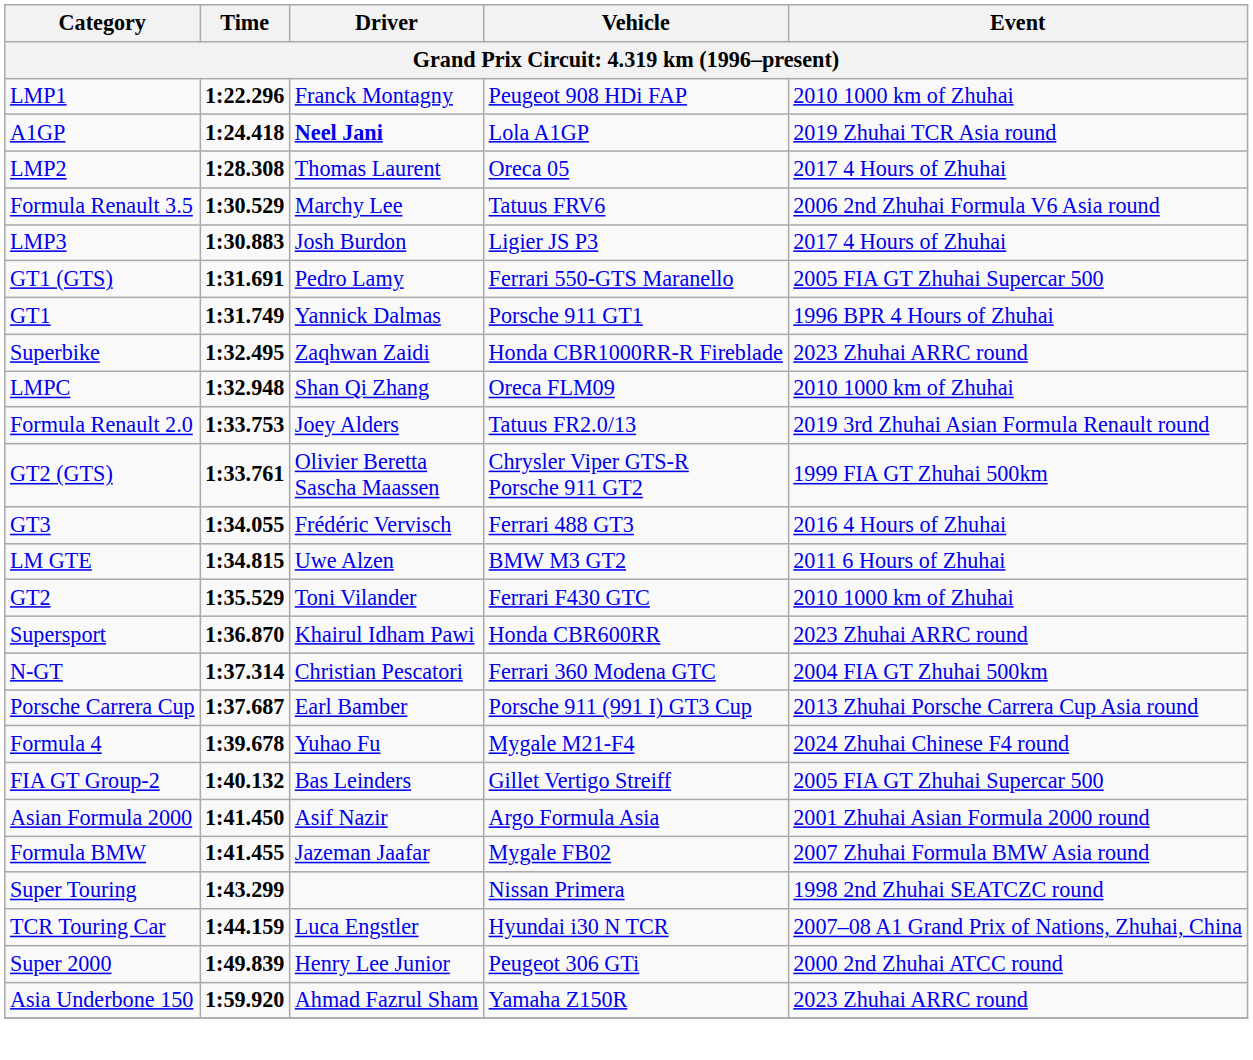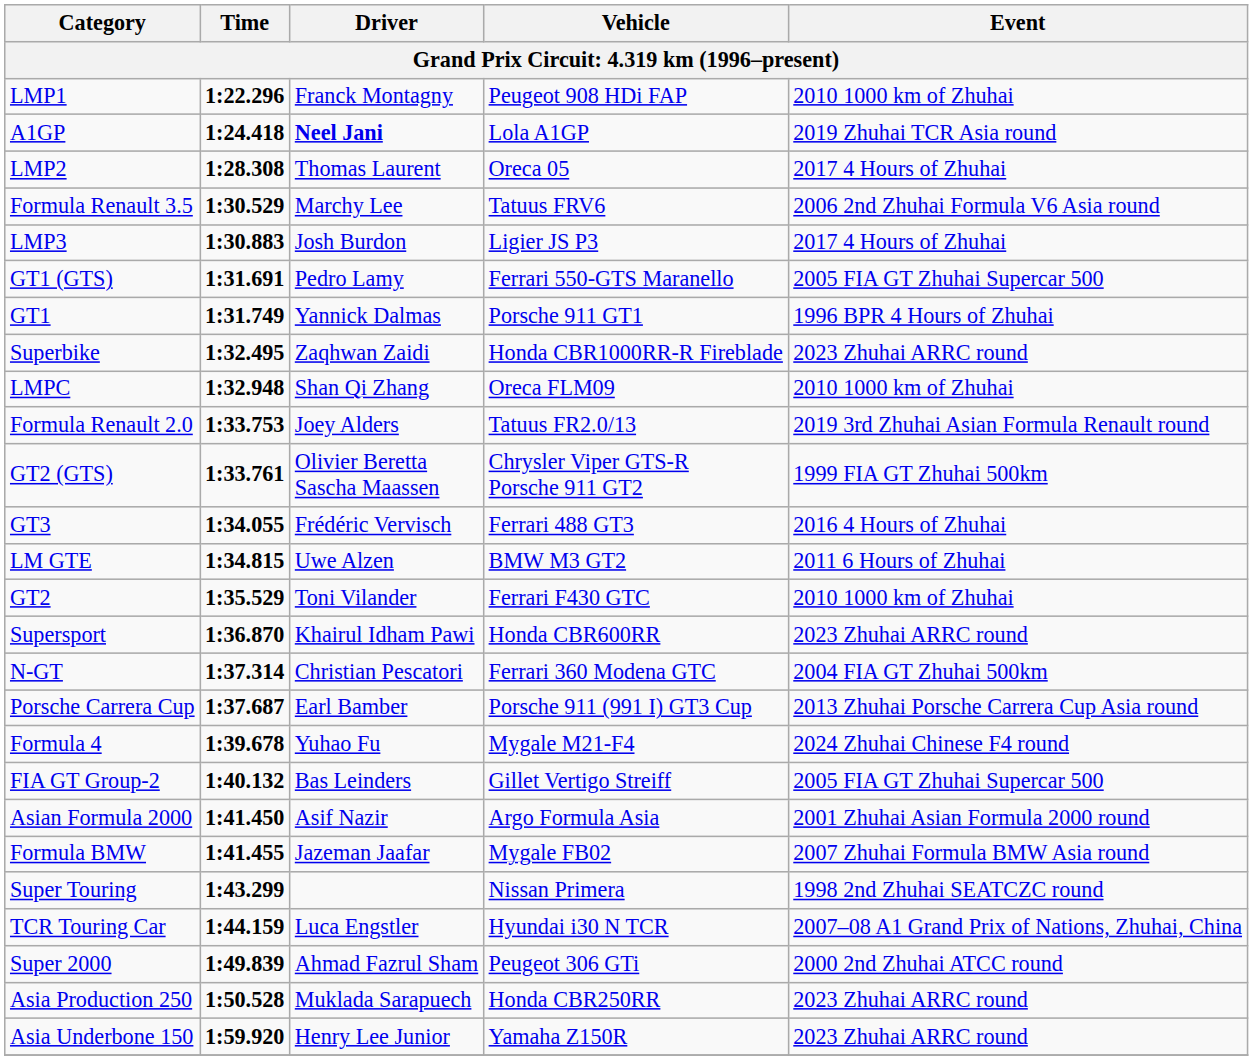(372, 963) Henry Lee Junior -> (387, 963) Ahmad Fazrul Sham
+ row: (101, 1000)
(387, 1000) Ahmad Fazrul Sham -> (372, 1036) Henry Lee Junior
